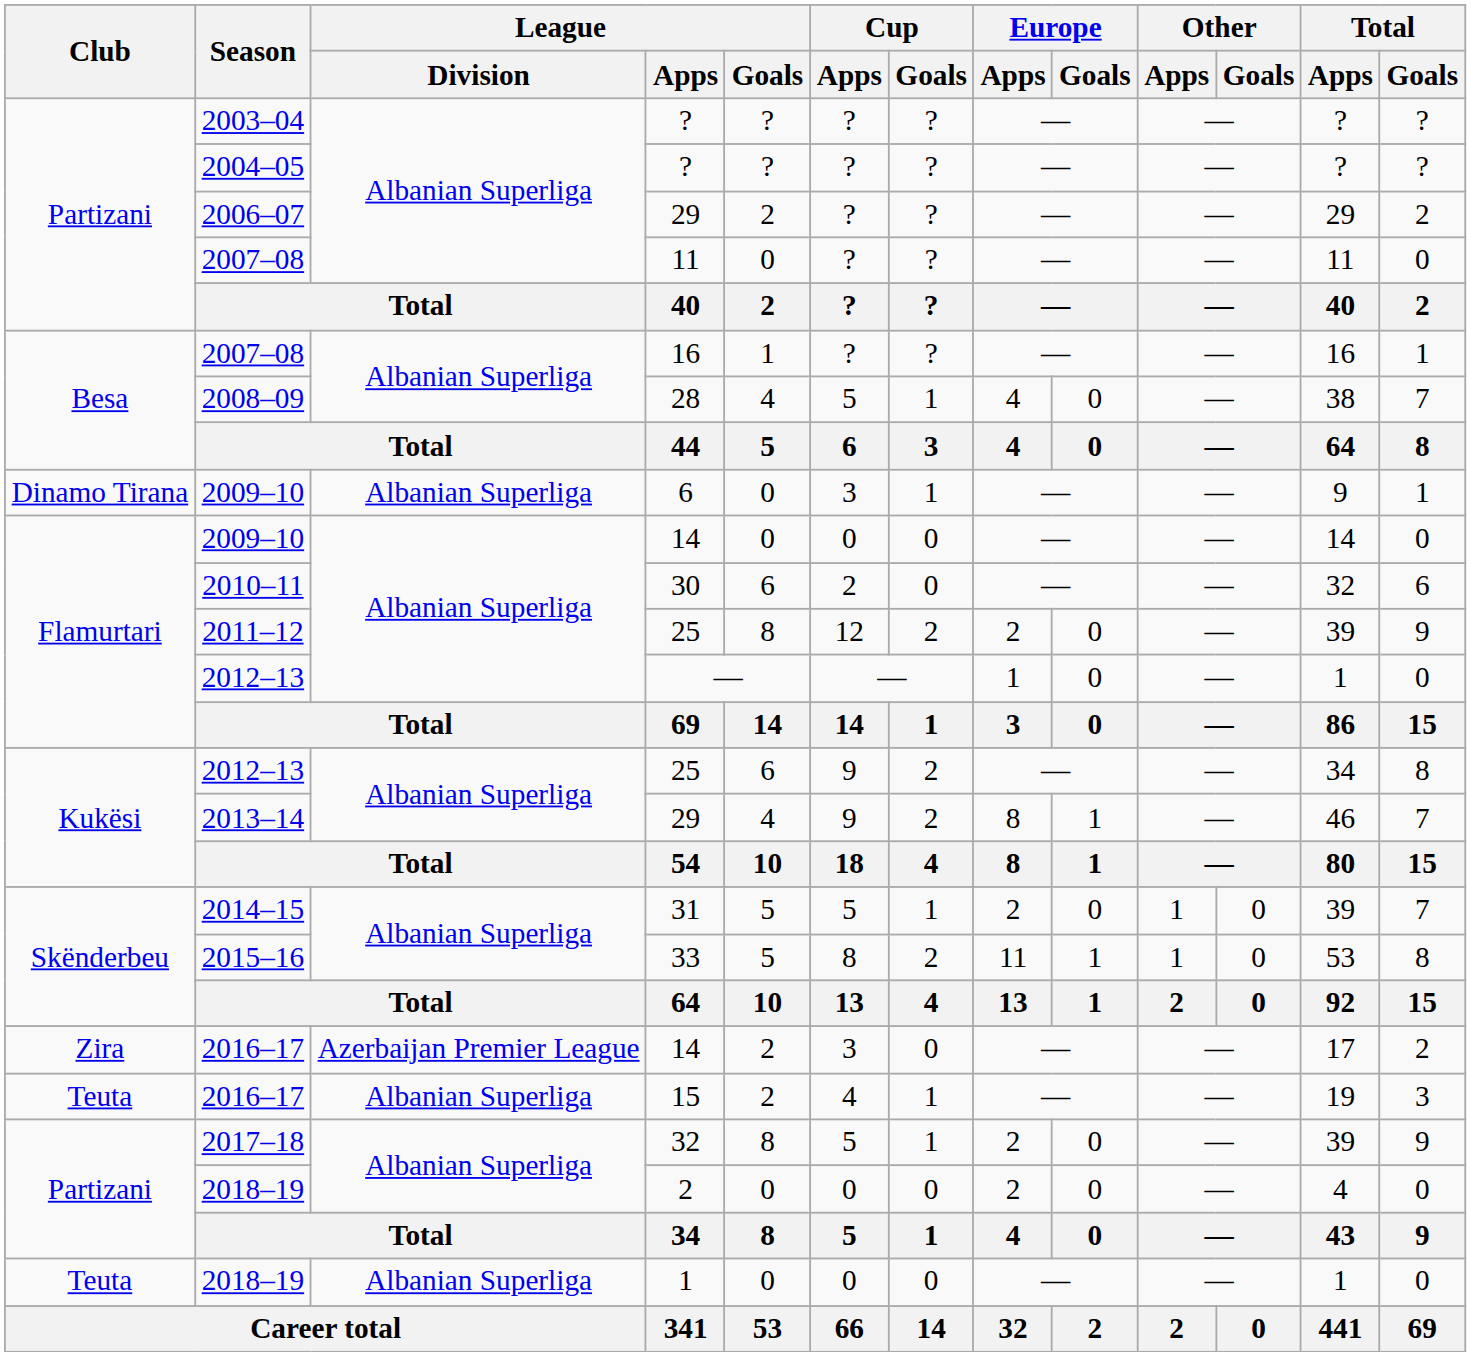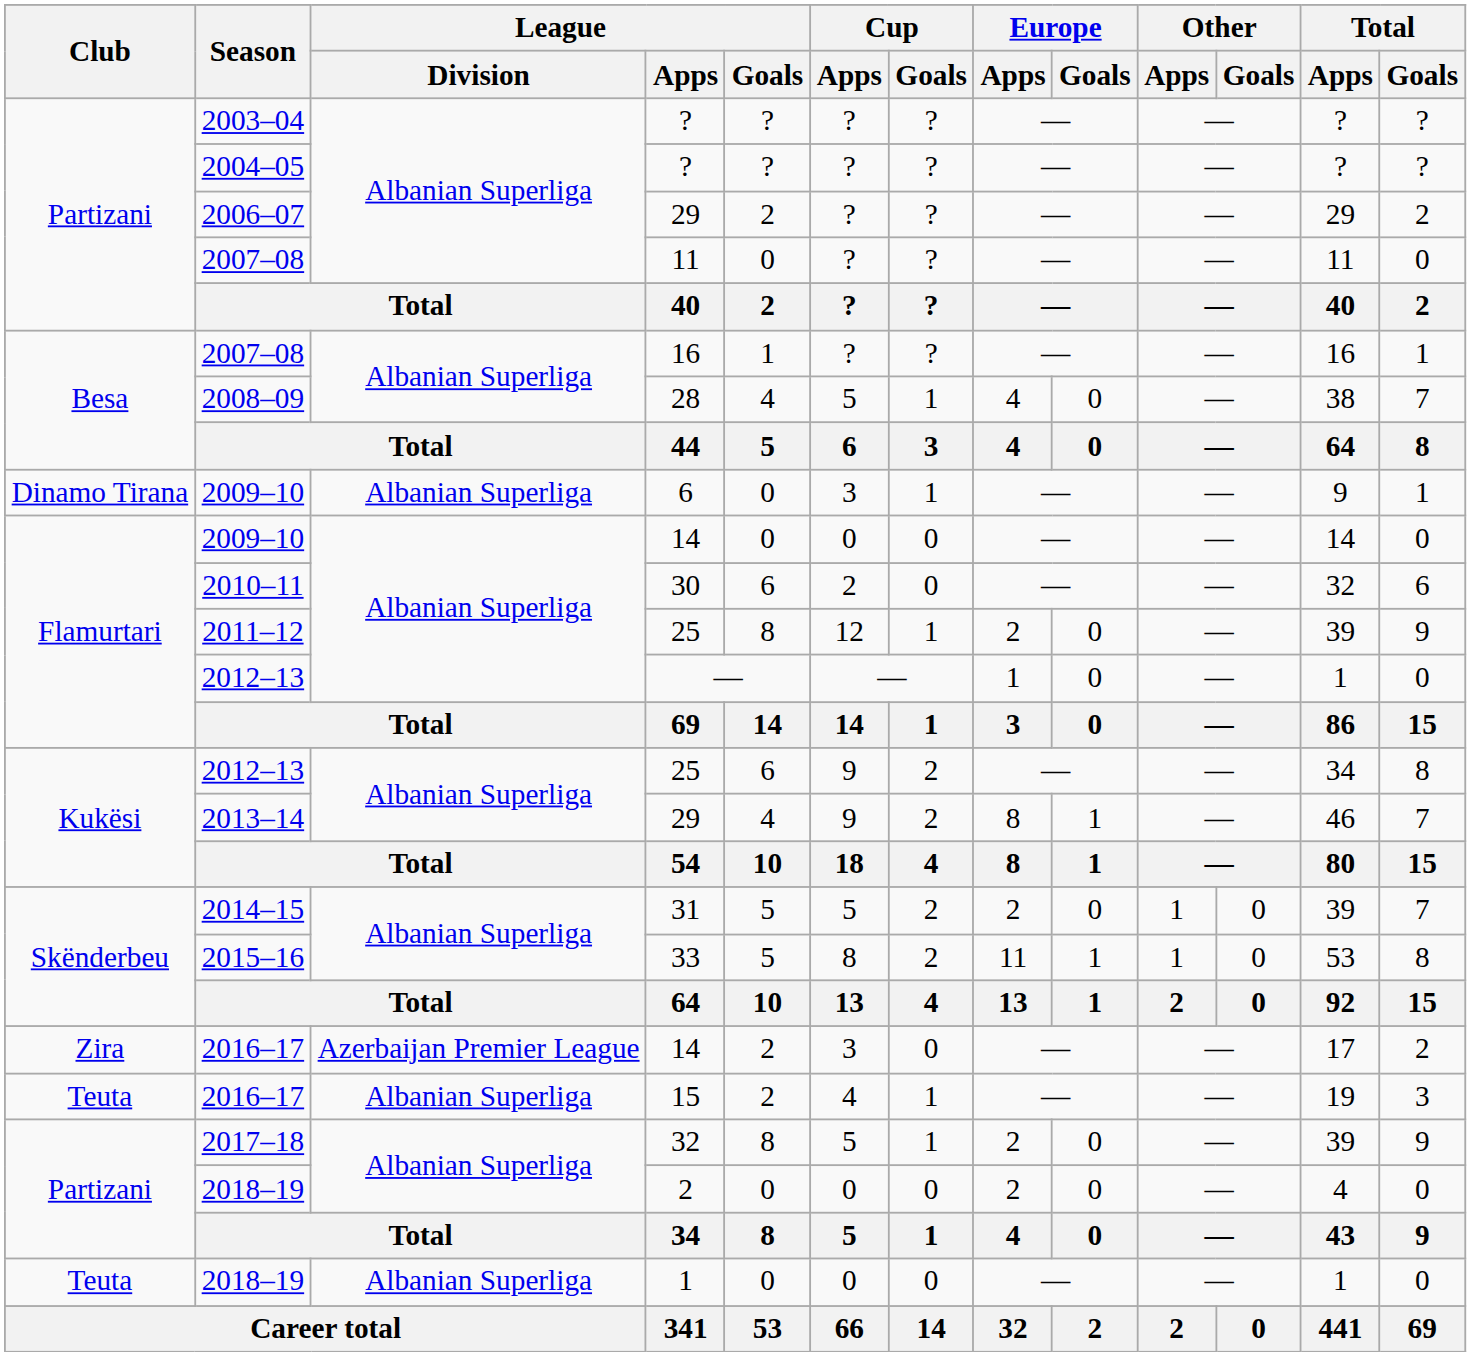(931, 631) 2 -> (931, 631) 1
(931, 910) 1 -> (931, 910) 2
